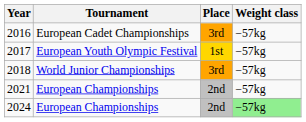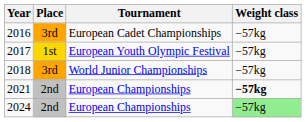columns swapped: (117, 13) <-> (216, 13)
(250, 88) normal -> (251, 88) bold
